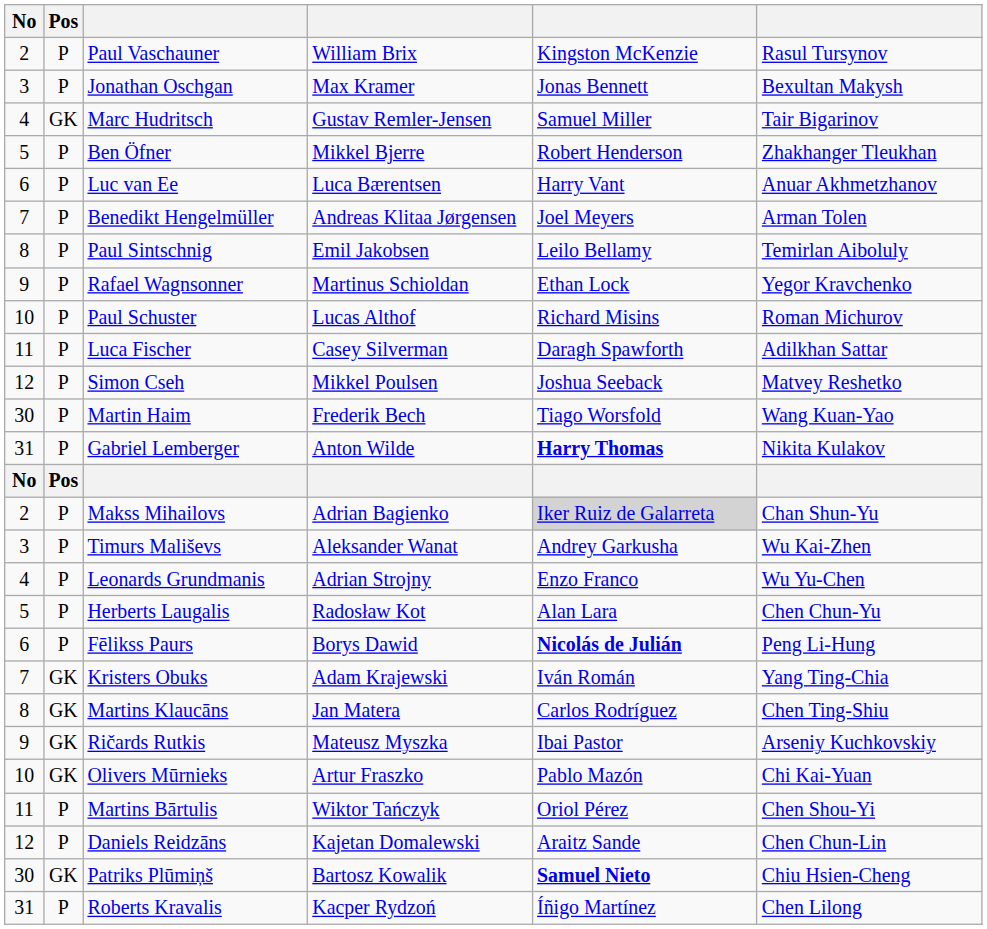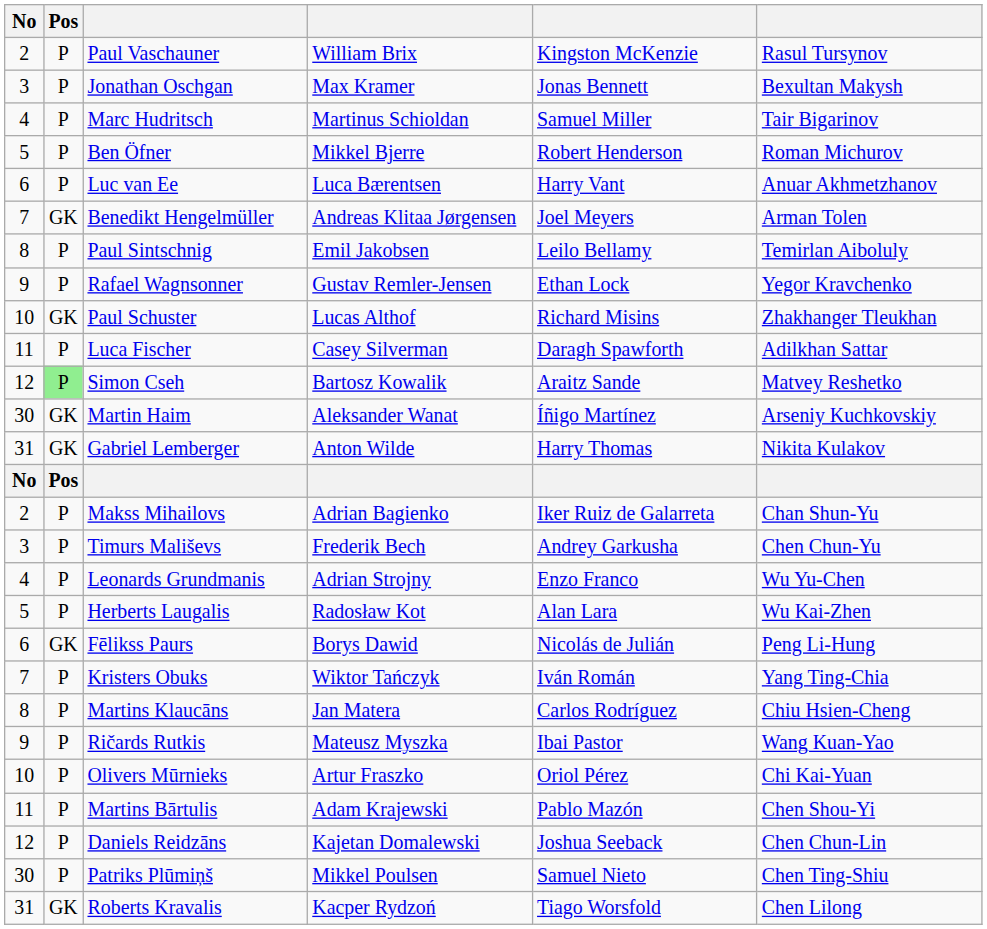(63, 119) GK -> (63, 119) P
(402, 119) Gustav Remler-Jensen -> (390, 119) Martinus Schioldan
(849, 152) Zhakhanger Tleukhan -> (832, 152) Roman Michurov
(63, 218) P -> (63, 218) GK
(390, 283) Martinus Schioldan -> (402, 283) Gustav Remler-Jensen
(63, 316) P -> (63, 316) GK
(832, 316) Roman Michurov -> (849, 316) Zhakhanger Tleukhan
(63, 382) no background -> (63, 382) lightgreen background
(375, 382) Mikkel Poulsen -> (379, 382) Bartosz Kowalik
(600, 382) Joshua Seeback -> (589, 382) Araitz Sande
(63, 415) P -> (63, 415) GK
(369, 415) Frederik Bech -> (385, 415) Aleksander Wanat
(599, 415) Tiago Worsfold -> (596, 415) Íñigo Martínez
(828, 415) Wang Kuan-Yao -> (849, 415) Arseniy Kuchkovskiy
(63, 447) P -> (63, 447) GK
(600, 447) bold -> (595, 447) normal
(626, 513) lightgrey background -> (626, 513) no background
(385, 546) Aleksander Wanat -> (369, 546) Frederik Bech
(816, 546) Wu Kai-Zhen -> (821, 546) Chen Chun-Yu
(821, 612) Chen Chun-Yu -> (816, 612) Wu Kai-Zhen
(63, 644) P -> (63, 644) GK
(609, 644) bold -> (606, 644) normal
(63, 677) GK -> (63, 677) P
(380, 677) Adam Krajewski -> (376, 677) Wiktor Tańczyk
(63, 710) GK -> (63, 710) P
(825, 710) Chen Ting-Shiu -> (836, 710) Chiu Hsien-Cheng
(63, 743) GK -> (63, 743) P
(849, 743) Arseniy Kuchkovskiy -> (828, 743) Wang Kuan-Yao
(63, 776) GK -> (63, 776) P
(590, 776) Pablo Mazón -> (583, 776) Oriol Pérez
(376, 809) Wiktor Tańczyk -> (380, 809) Adam Krajewski
(583, 809) Oriol Pérez -> (590, 809) Pablo Mazón
(589, 841) Araitz Sande -> (600, 841) Joshua Seeback
(63, 874) GK -> (63, 874) P
(379, 874) Bartosz Kowalik -> (375, 874) Mikkel Poulsen
(594, 874) bold -> (591, 874) normal
(836, 874) Chiu Hsien-Cheng -> (825, 874) Chen Ting-Shiu
(63, 907) P -> (63, 907) GK
(596, 907) Íñigo Martínez -> (599, 907) Tiago Worsfold
